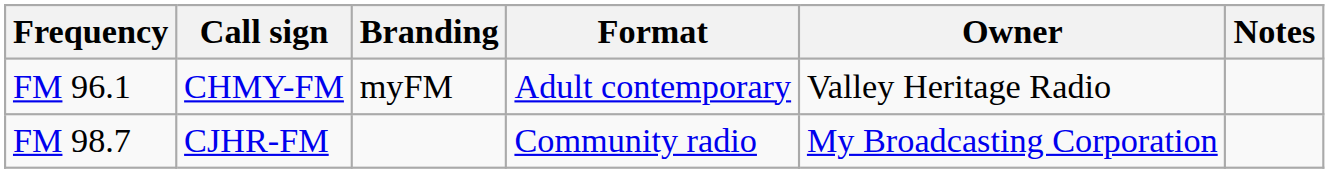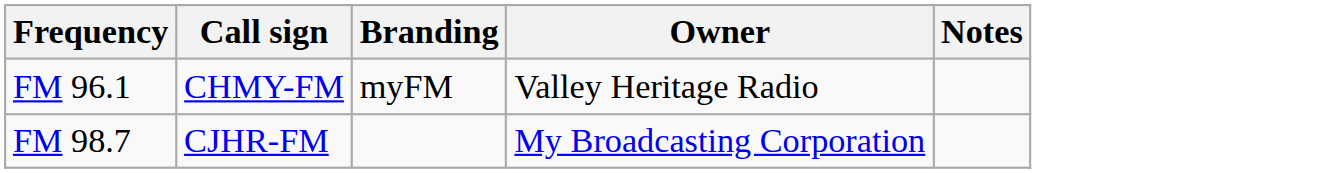- column: (653, 31)
